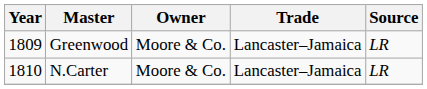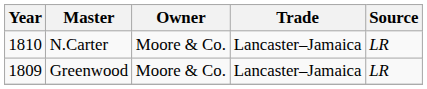rows swapped: (89, 44) <-> (79, 71)
